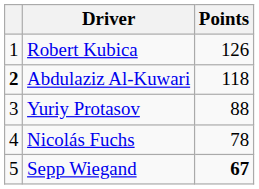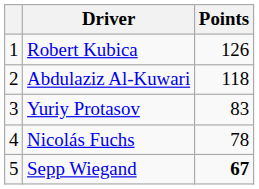(14, 79) bold -> (14, 79) normal
(240, 109) 88 -> (240, 109) 83
